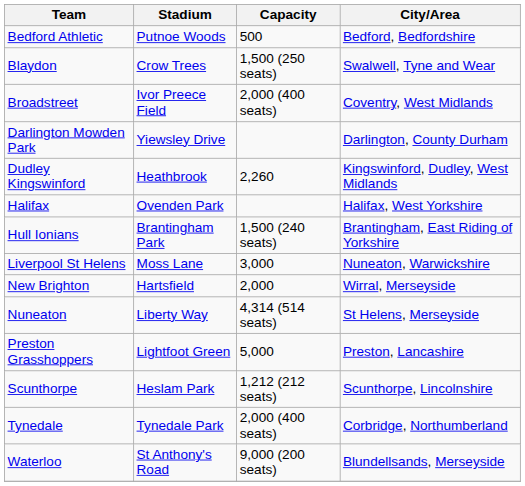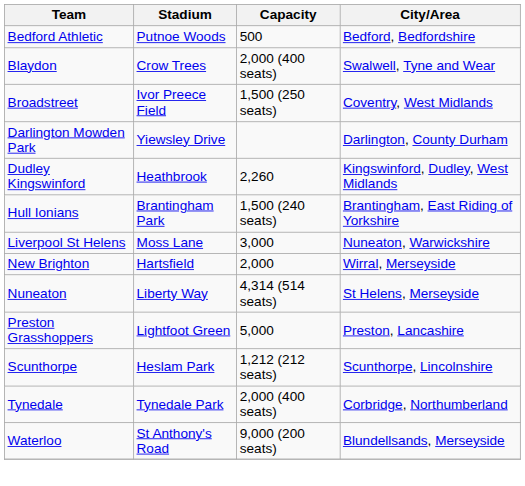(272, 66) 1,500 (250 seats) -> (272, 66) 2,000 (400 seats)
(272, 102) 2,000 (400 seats) -> (272, 102) 1,500 (250 seats)
- row: (28, 205)
